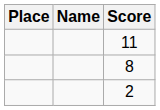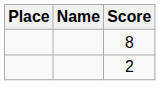- row: (129, 42)
